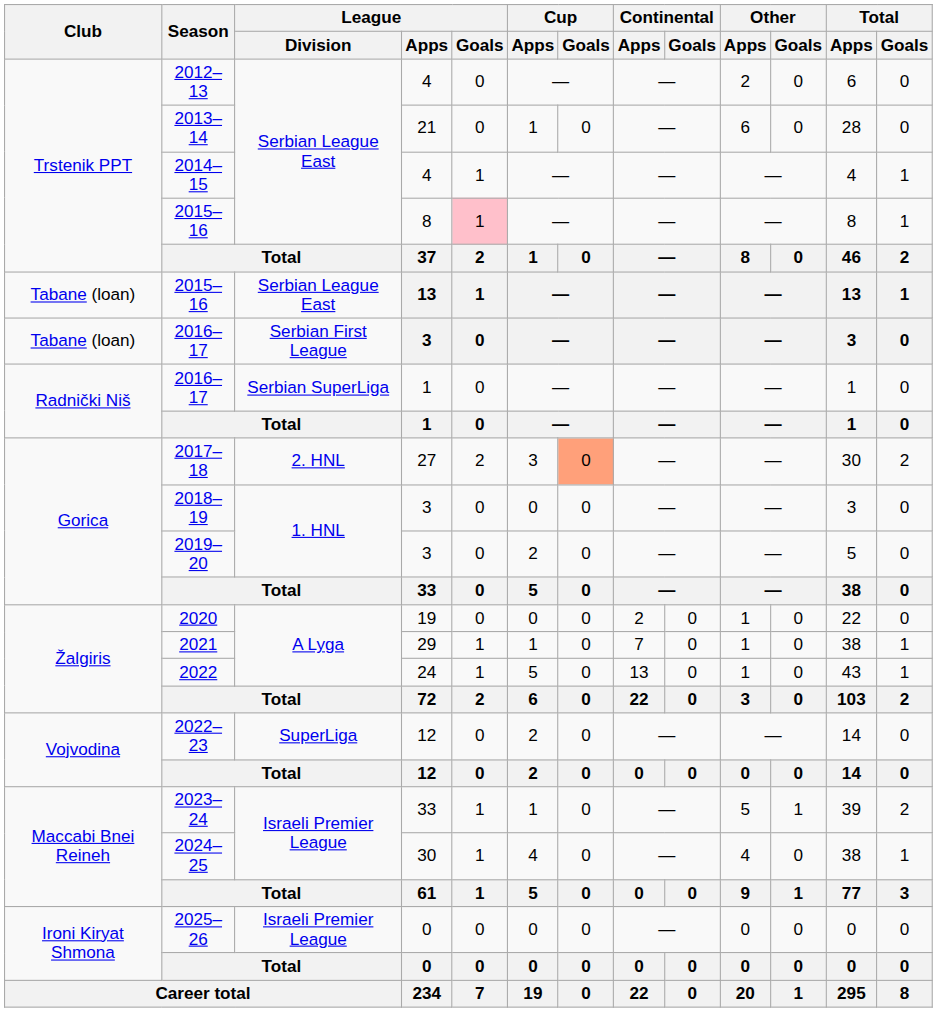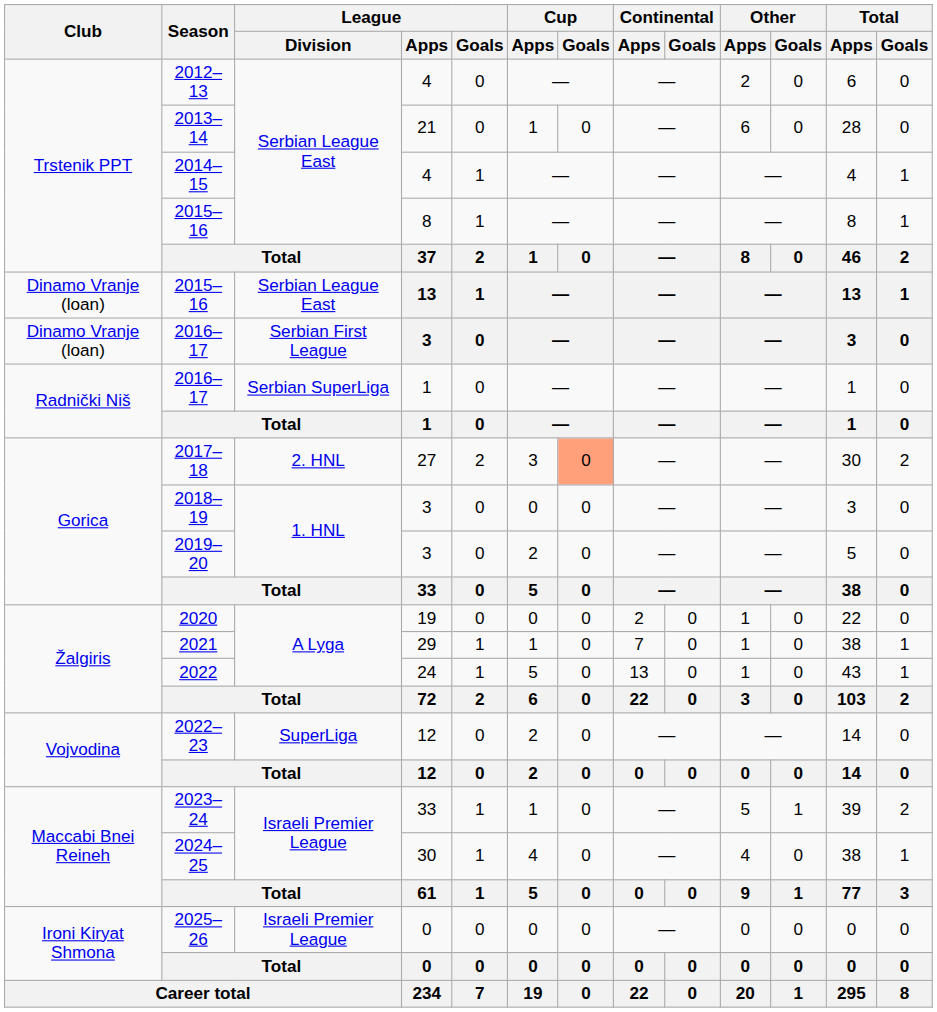(480, 221) pink background -> (480, 221) no background
(83, 294) Tabane (loan) -> (83, 294) Dinamo Vranje (loan)
(83, 341) Tabane (loan) -> (83, 341) Dinamo Vranje (loan)
